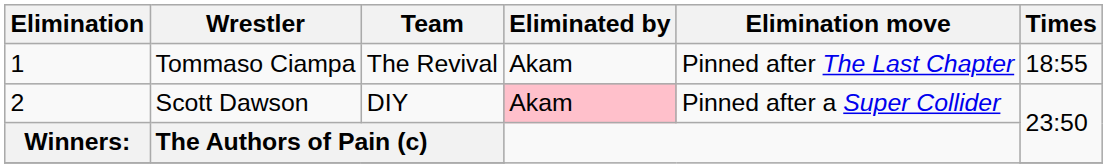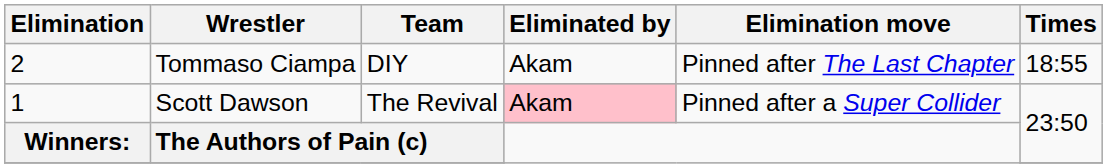(17, 63) 1 -> (17, 63) 2
(432, 63) The Revival -> (388, 63) DIY
(17, 102) 2 -> (17, 102) 1
(388, 102) DIY -> (432, 102) The Revival
